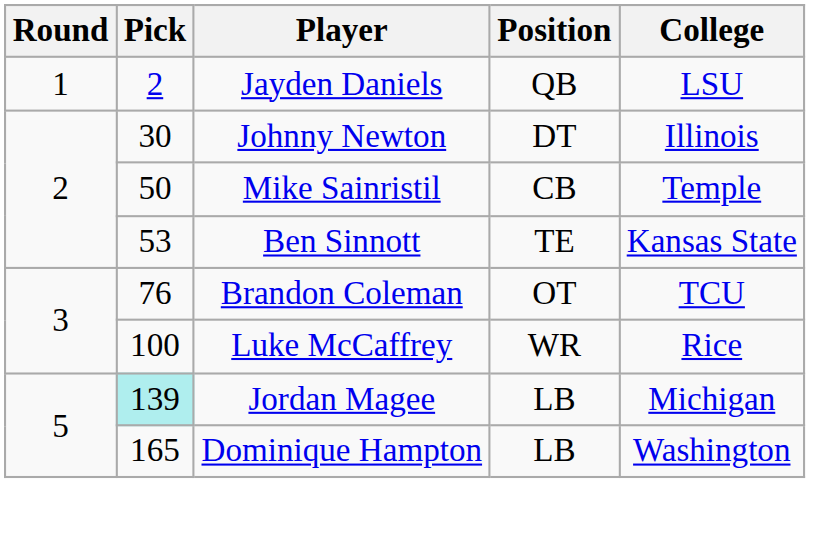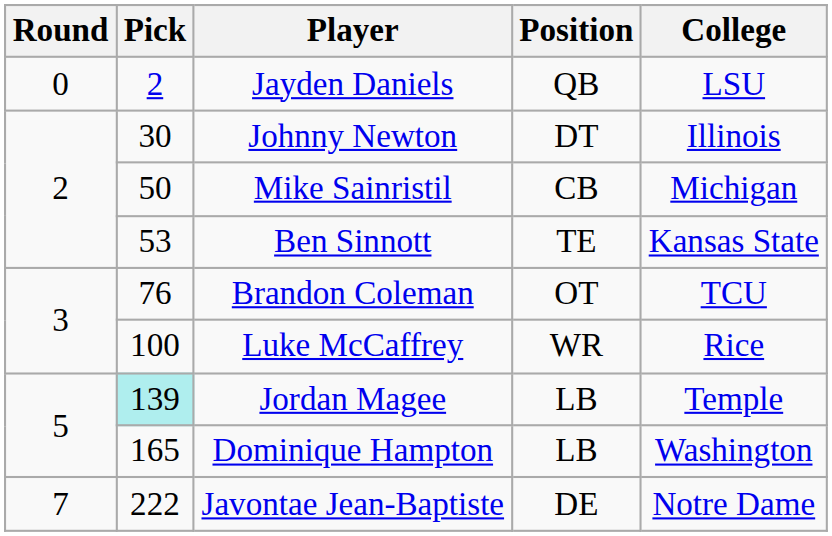(61, 83) 1 -> (61, 83) 0
(712, 188) Temple -> (734, 188) Michigan
(712, 398) Michigan -> (734, 398) Temple
+ row: (353, 503)
